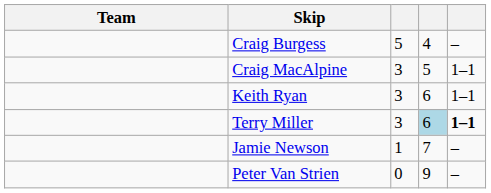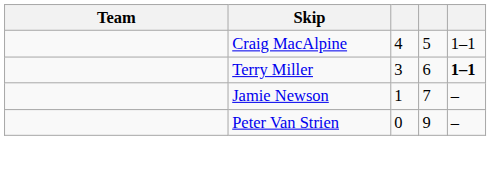- row: (279, 43)
(398, 69) 3 -> (398, 43) 4
- row: (270, 95)
(427, 122) lightblue background -> (427, 69) no background
